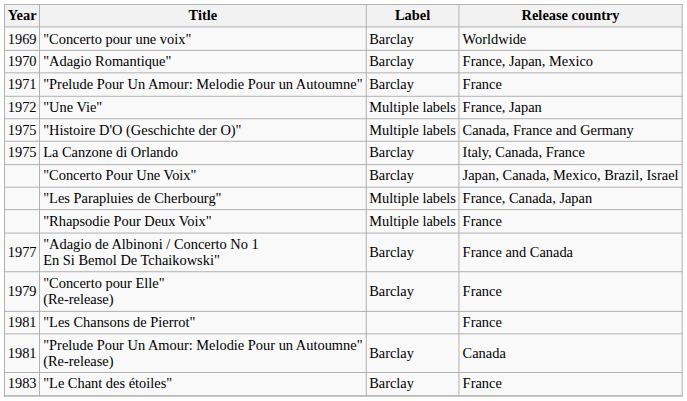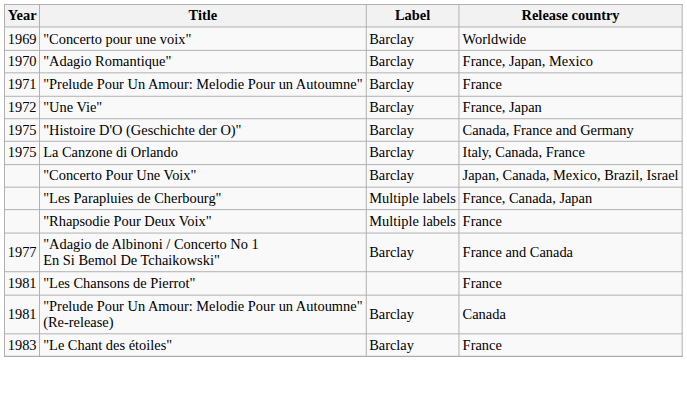(413, 107) Multiple labels -> (392, 107) Barclay
(413, 130) Multiple labels -> (392, 130) Barclay
- row: (104, 291)
